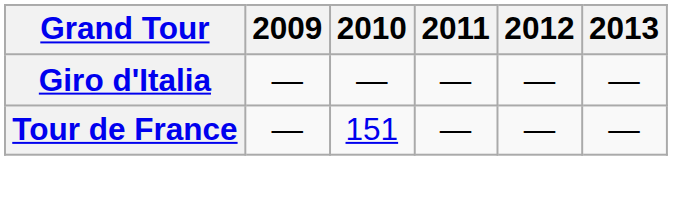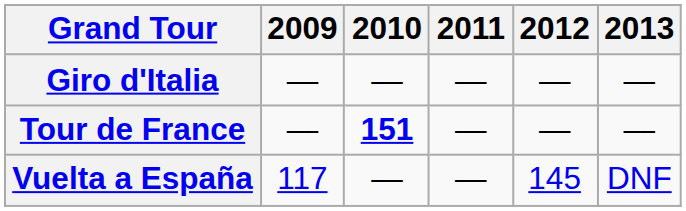(372, 129) normal -> (387, 129) bold
+ row: (133, 179)
